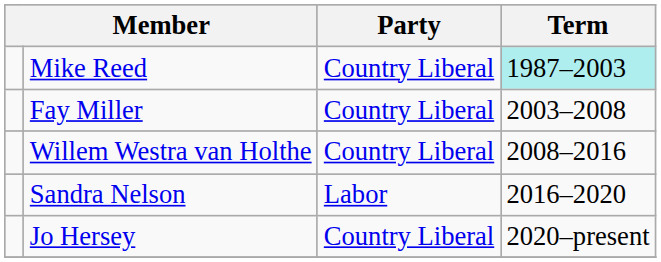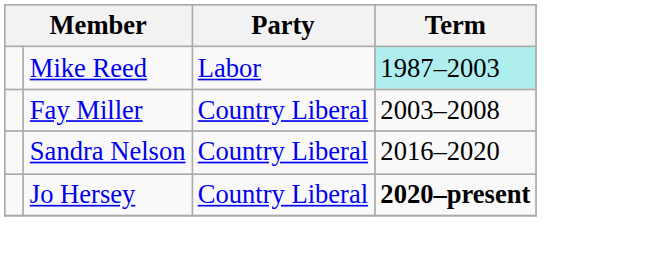(409, 67) Country Liberal -> (229, 67) Labor
- row: (171, 151)
(356, 194) Labor -> (283, 151) Country Liberal
(578, 236) normal -> (455, 194) bold
